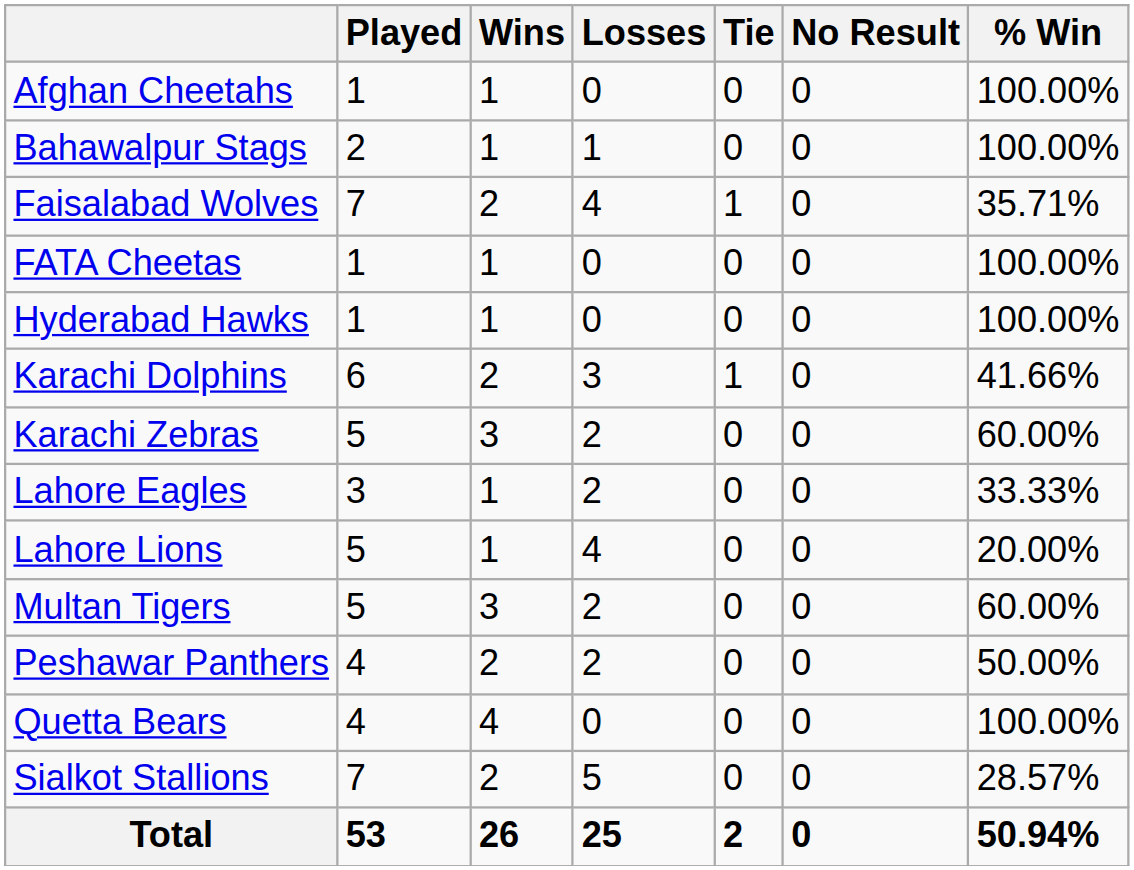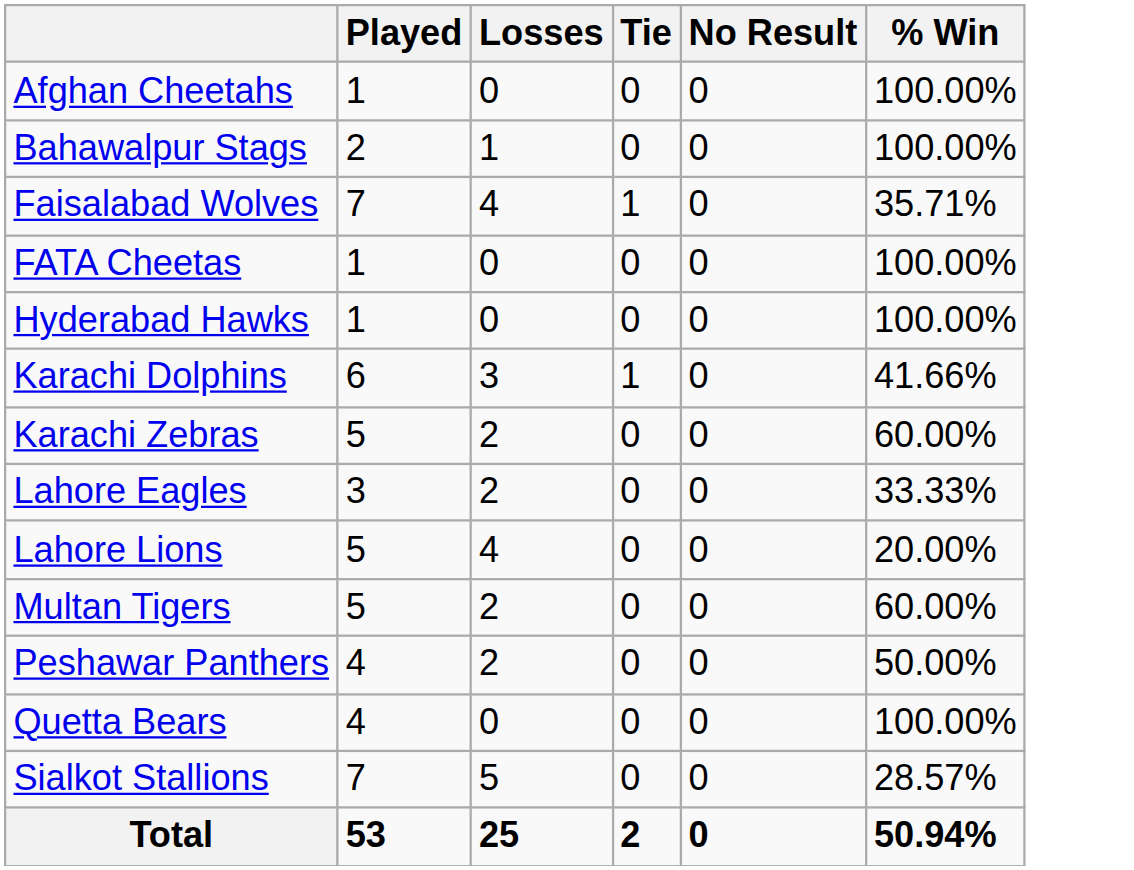- column: (522, 33)
